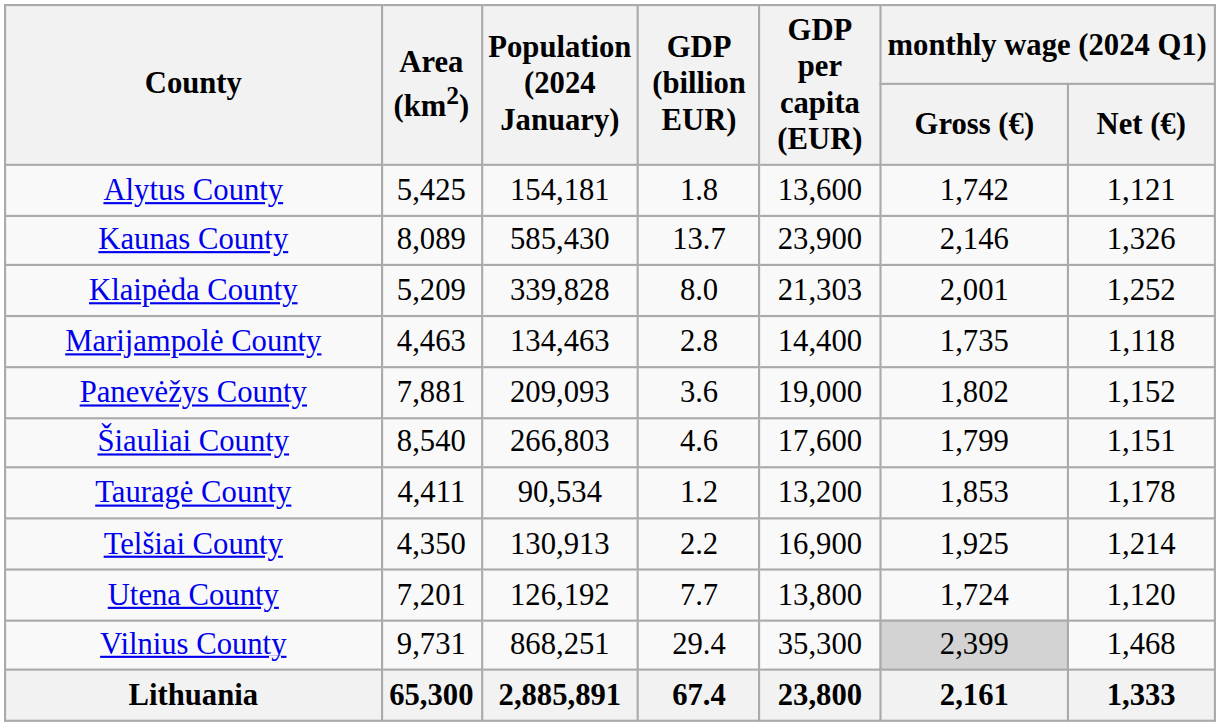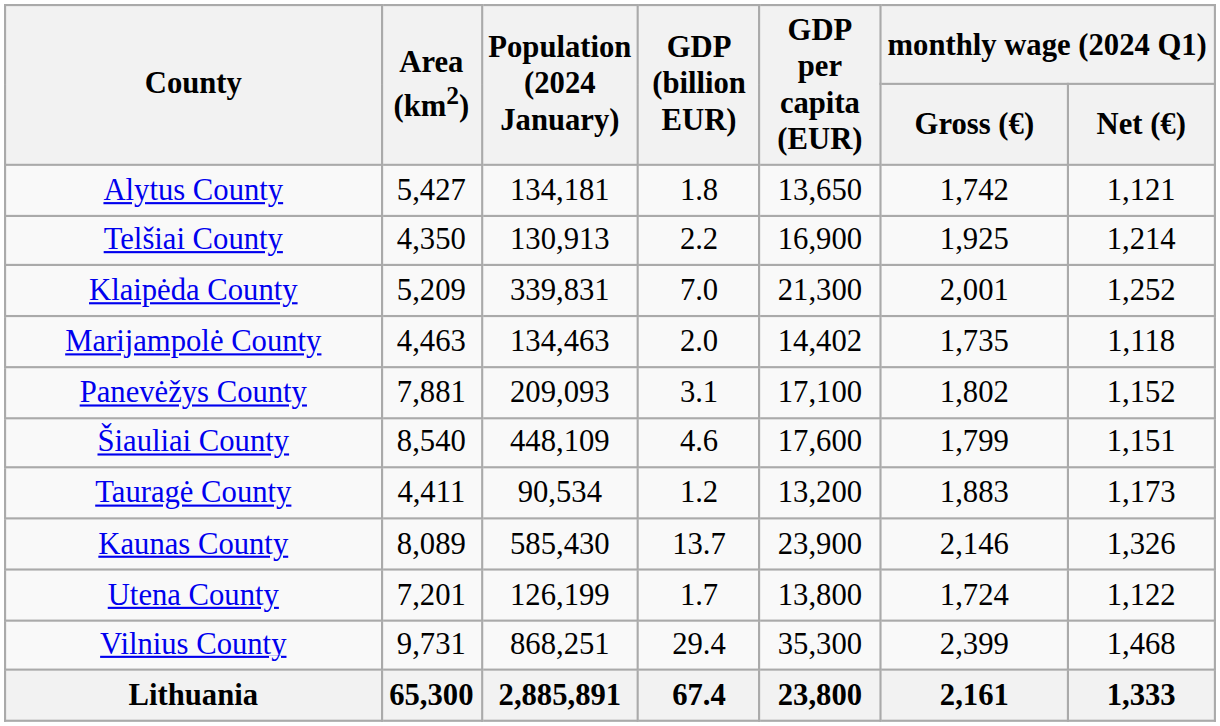(431, 189) 5,425 -> (431, 189) 5,427
(560, 189) 154,181 -> (560, 189) 134,181
(820, 189) 13,600 -> (820, 189) 13,650
rows swapped: (193, 239) <-> (193, 543)
(560, 290) 339,828 -> (560, 290) 339,831
(699, 290) 8.0 -> (699, 290) 7.0
(820, 290) 21,303 -> (820, 290) 21,300
(699, 341) 2.8 -> (699, 341) 2.0
(820, 341) 14,400 -> (820, 341) 14,402
(699, 391) 3.6 -> (699, 391) 3.1
(820, 391) 19,000 -> (820, 391) 17,100
(560, 442) 266,803 -> (560, 442) 448,109
(974, 492) 1,853 -> (974, 492) 1,883
(1141, 492) 1,178 -> (1141, 492) 1,173
(560, 594) 126,192 -> (560, 594) 126,199
(699, 594) 7.7 -> (699, 594) 1.7
(1141, 594) 1,120 -> (1141, 594) 1,122
(974, 644) lightgrey background -> (974, 644) no background
